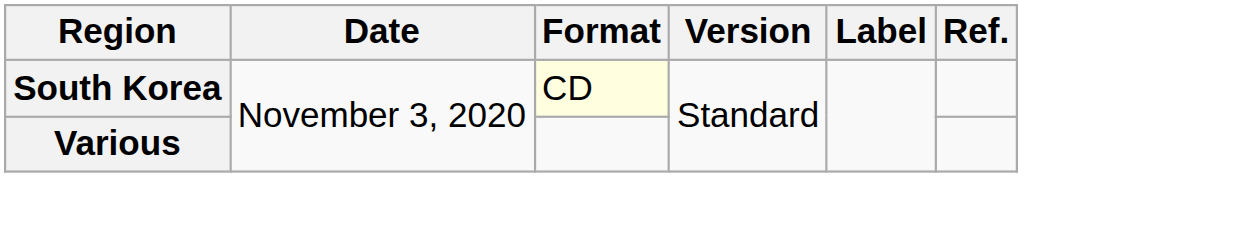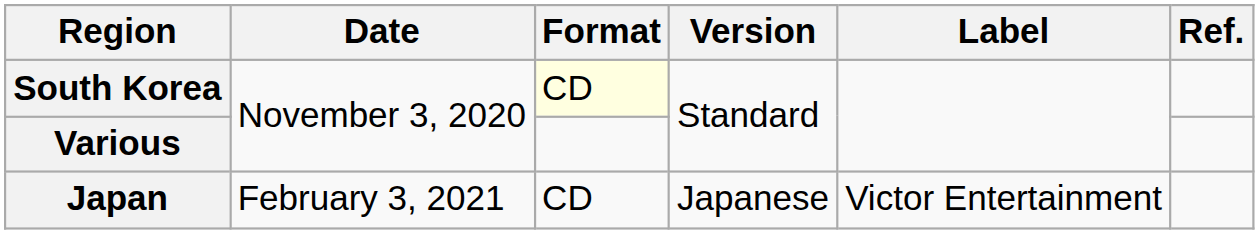+ row: (117, 198)
